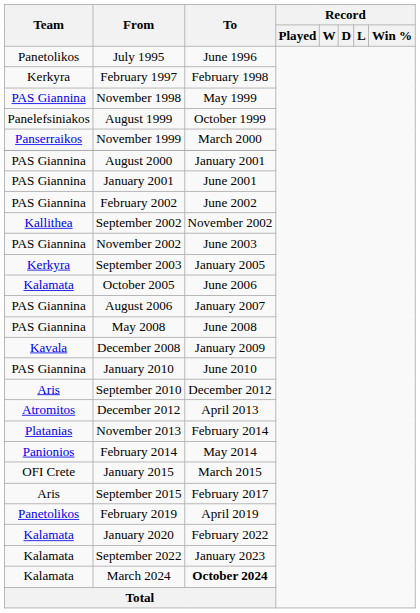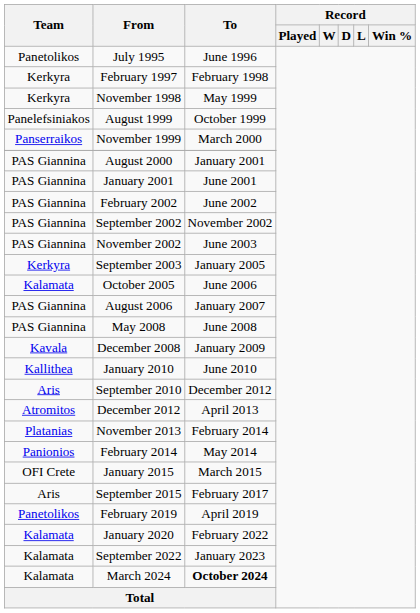(49, 98) PAS Giannina -> (49, 98) Kerkyra
(49, 222) Kallithea -> (49, 222) PAS Giannina
(49, 368) PAS Giannina -> (49, 368) Kallithea
